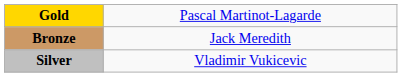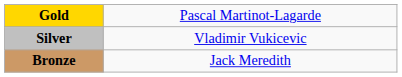rows swapped: (54, 60) <-> (54, 38)
